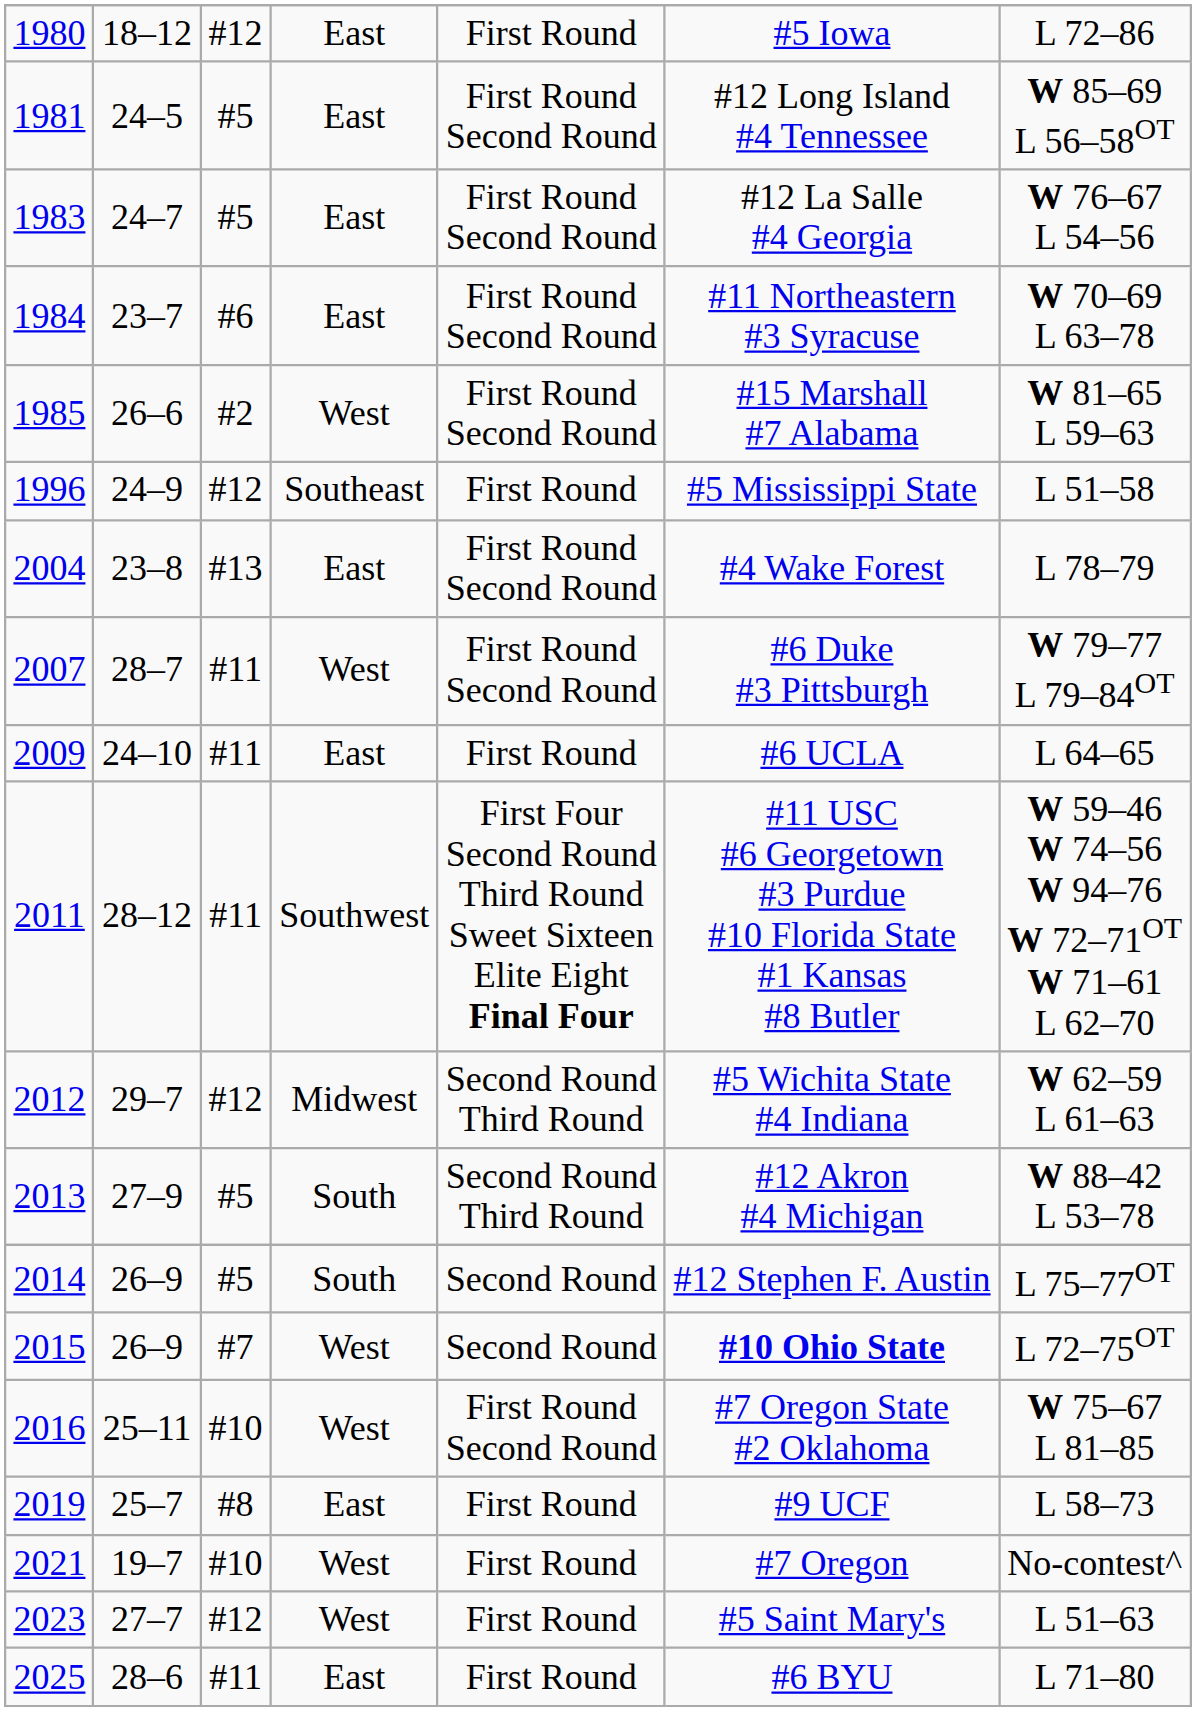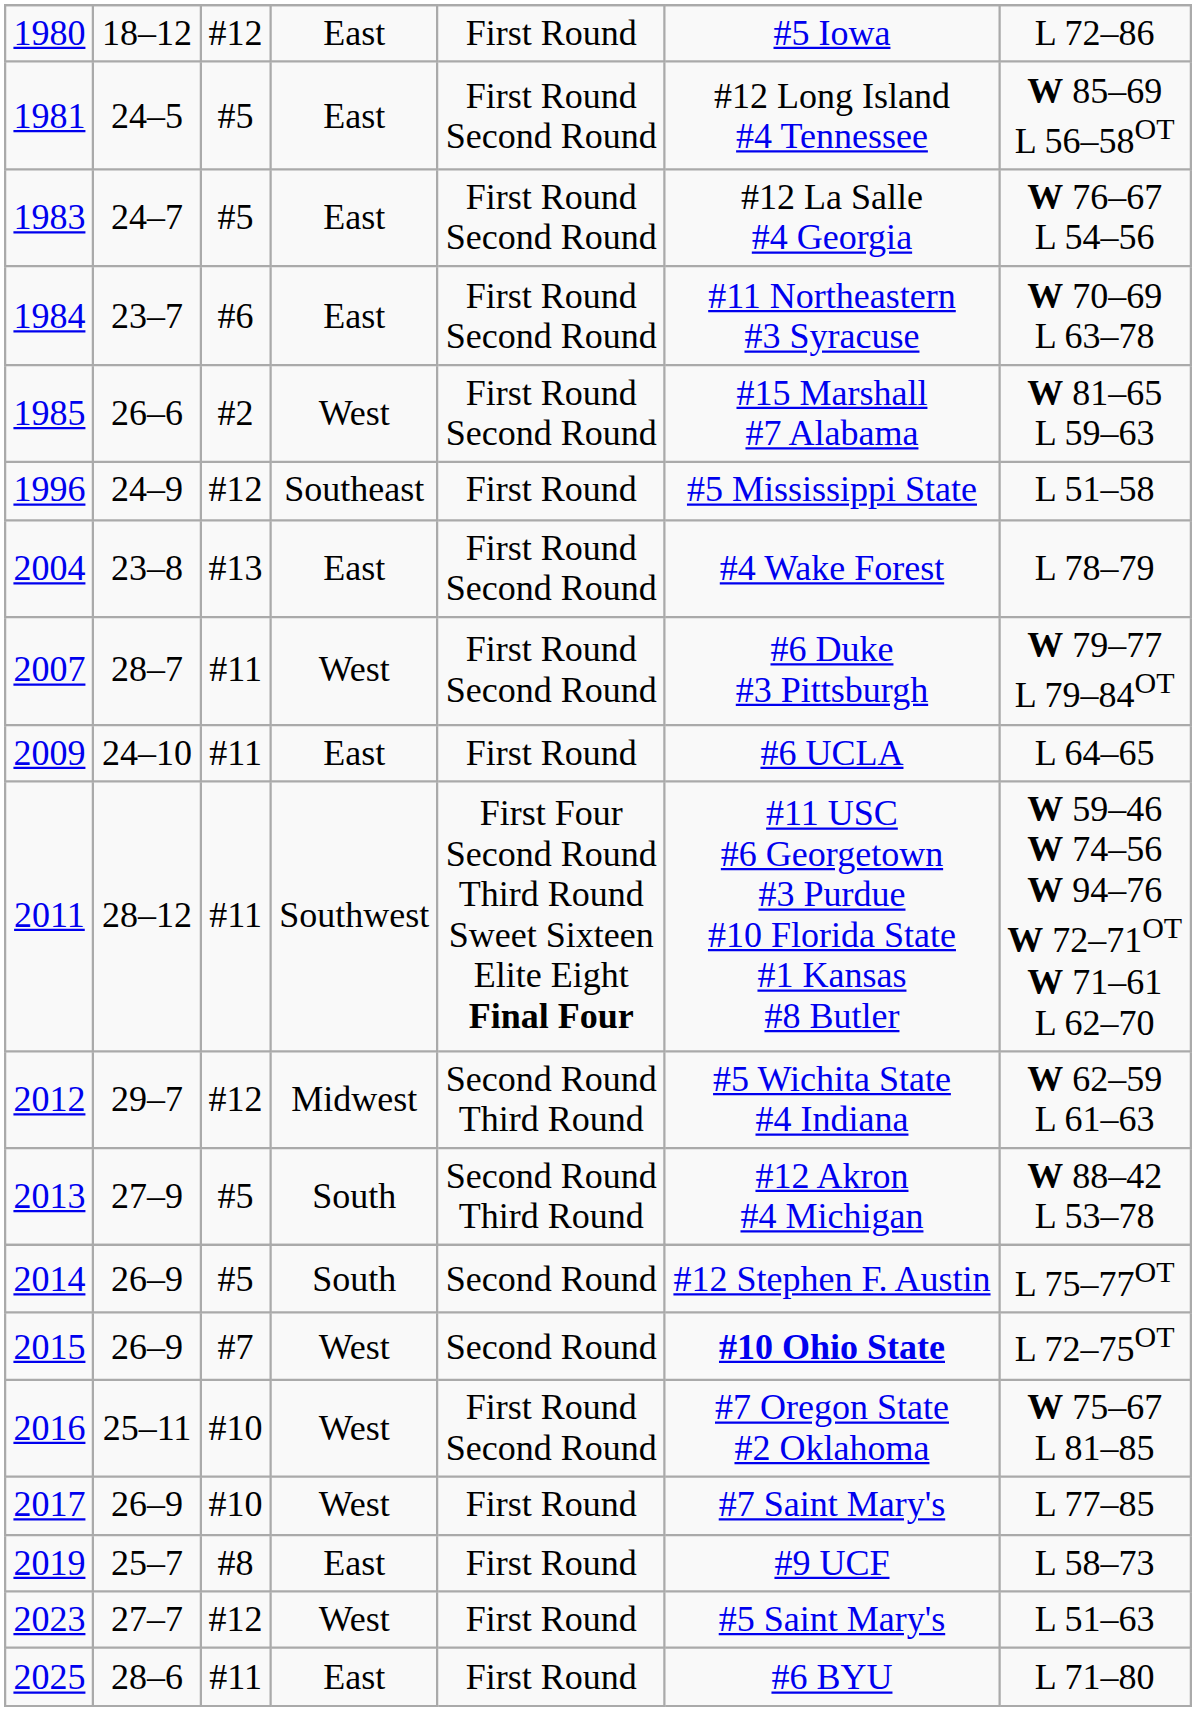+ row: (49, 1505)
- row: (49, 1562)
